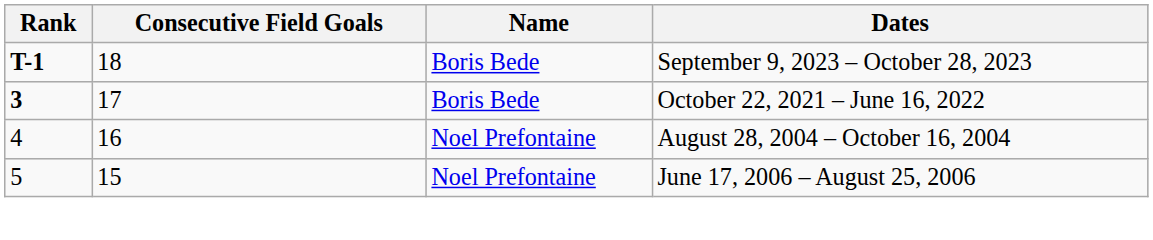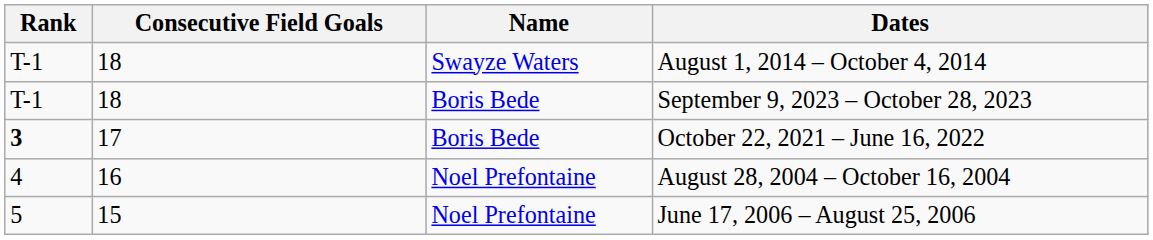+ row: (822, 61)
(27, 61) bold -> (27, 100) normal
